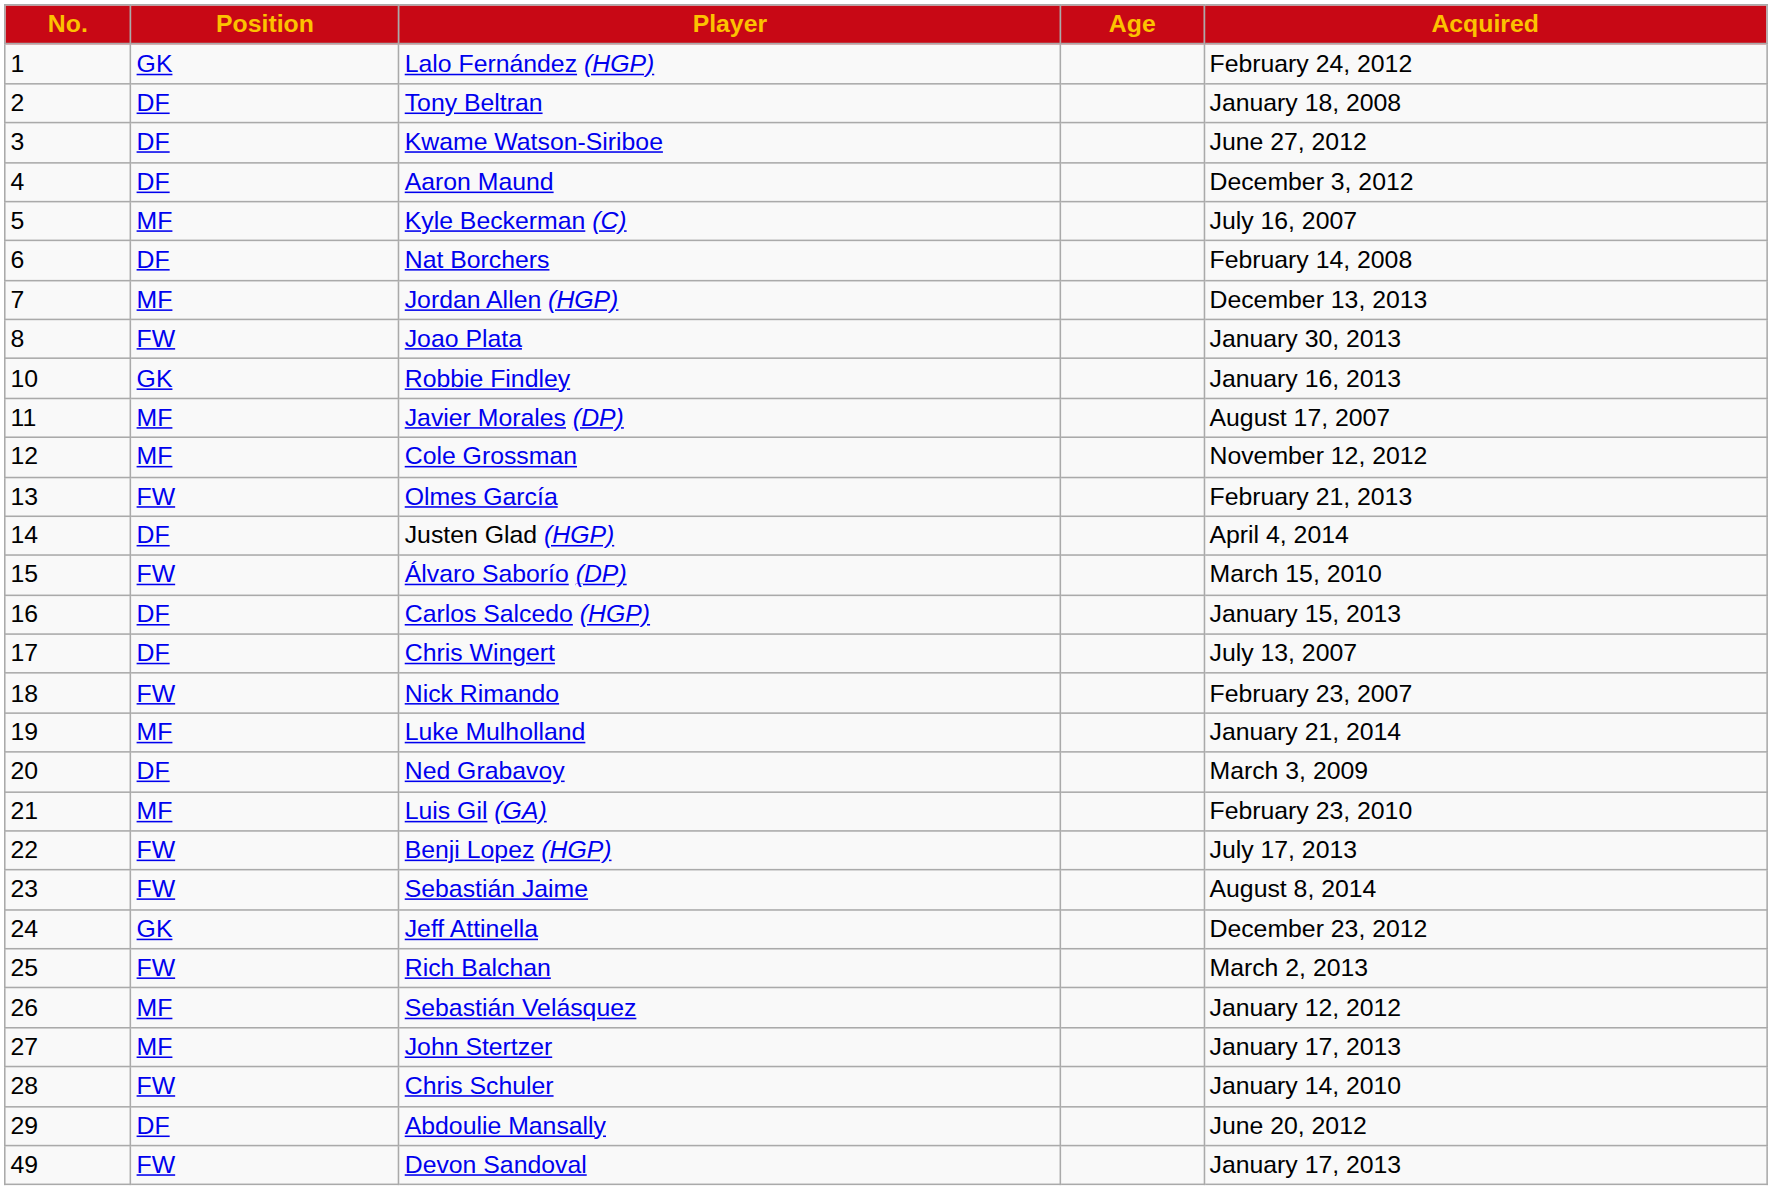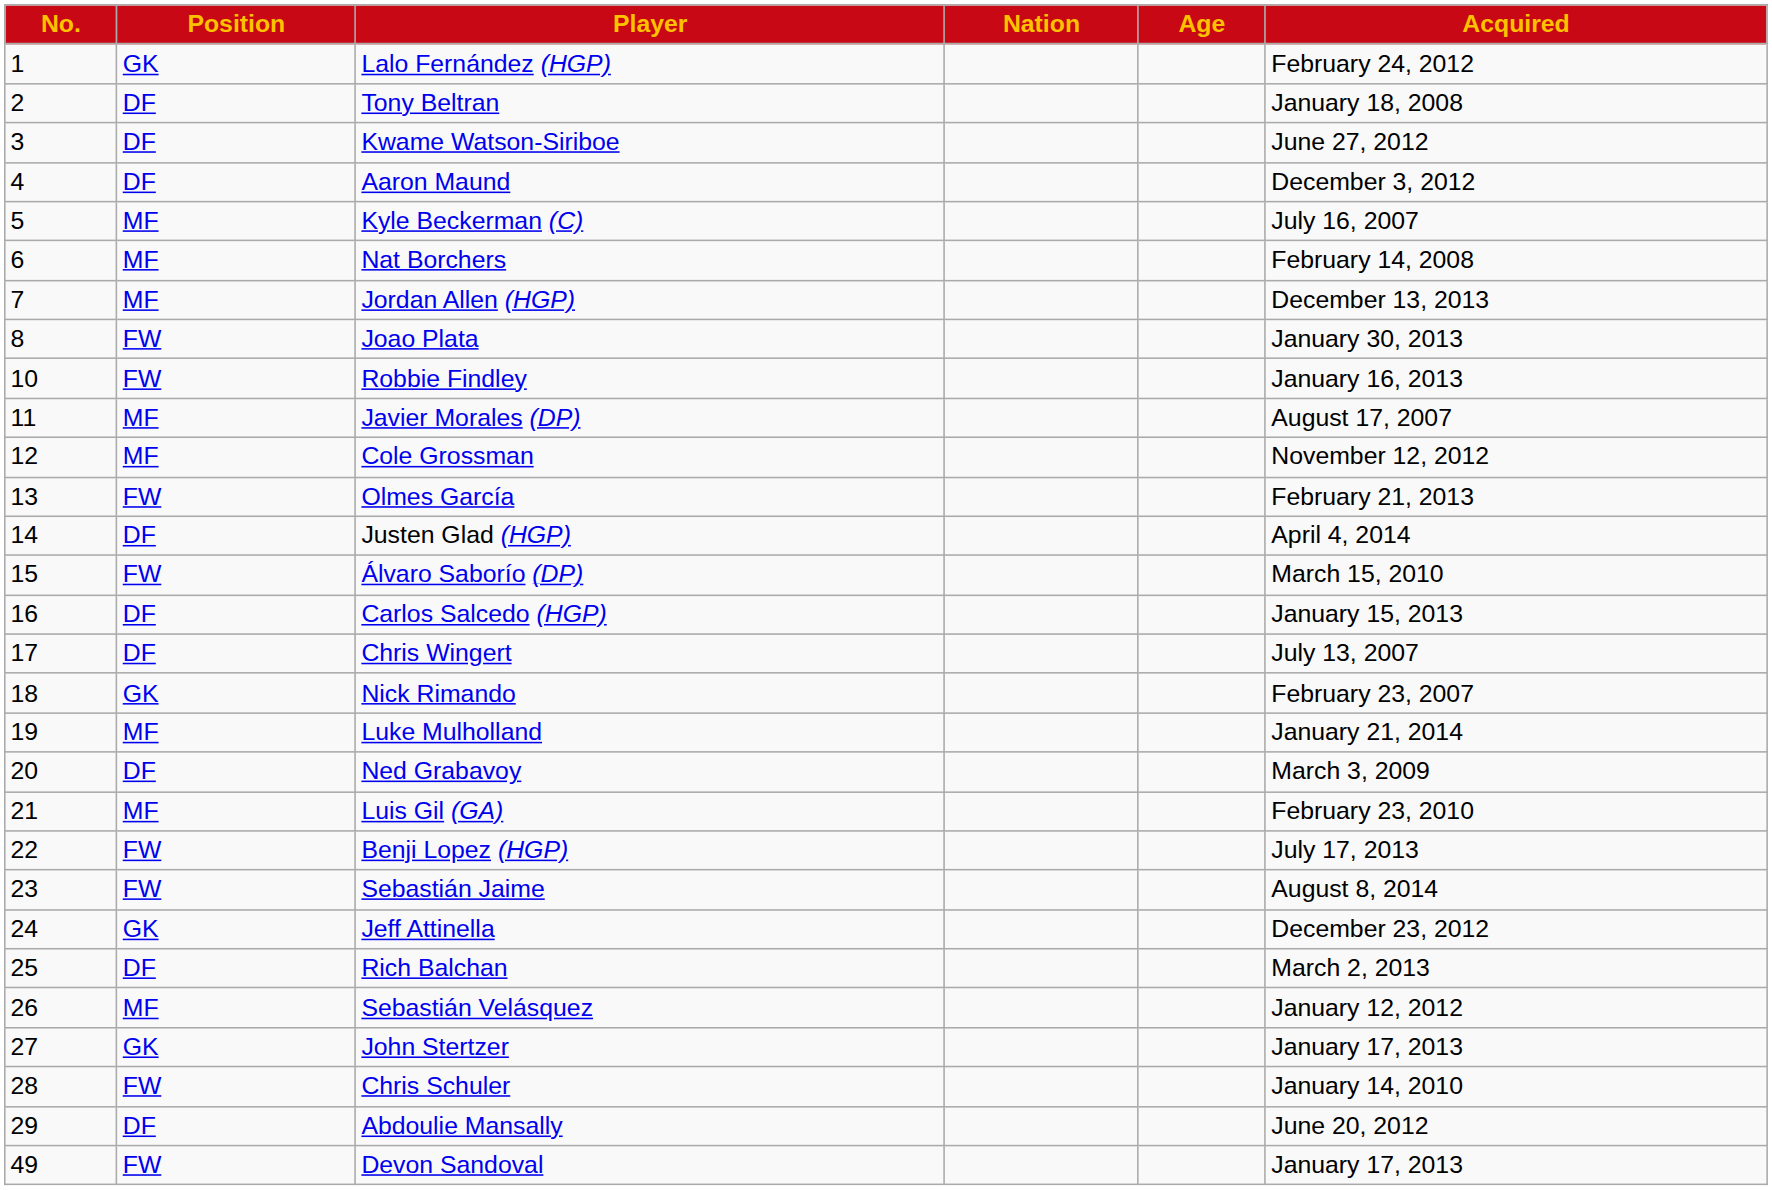+ column: (1041, 24)
(153, 260) DF -> (141, 260) MF
(155, 378) GK -> (142, 378) FW
(156, 692) FW -> (141, 692) GK
(156, 968) FW -> (139, 968) DF
(155, 1046) MF -> (141, 1046) GK
